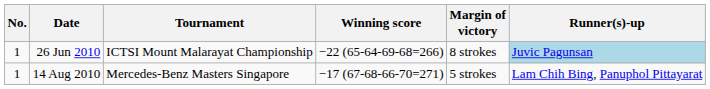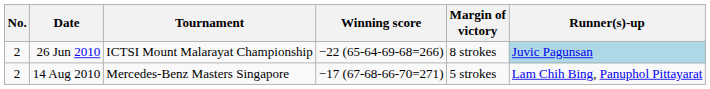(17, 52) 1 -> (17, 52) 2
(17, 74) 1 -> (17, 74) 2
